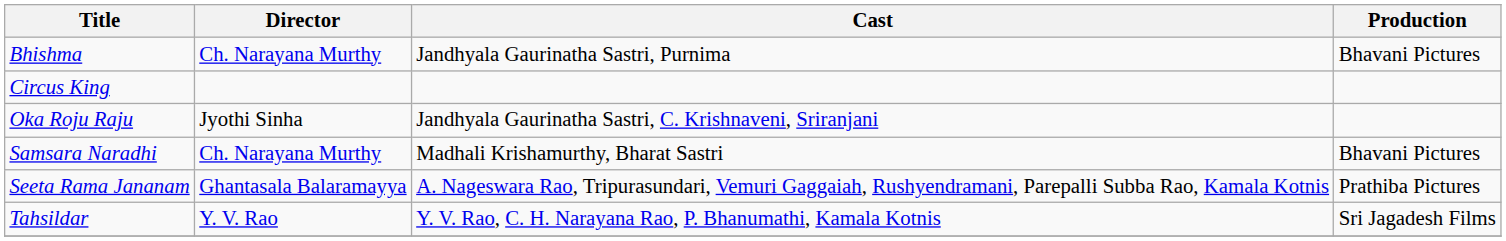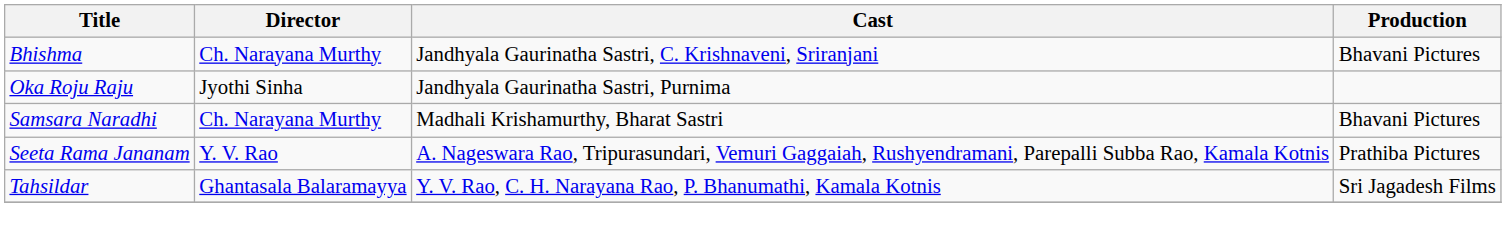(573, 53) Jandhyala Gaurinatha Sastri, Purnima -> (647, 53) Jandhyala Gaurinatha Sastri, C. Krishnaveni, Sriranjani
- row: (60, 86)
(647, 119) Jandhyala Gaurinatha Sastri, C. Krishnaveni, Sriranjani -> (573, 86) Jandhyala Gaurinatha Sastri, Purnima
(303, 185) Ghantasala Balaramayya -> (239, 152) Y. V. Rao
(239, 218) Y. V. Rao -> (303, 185) Ghantasala Balaramayya
